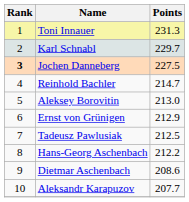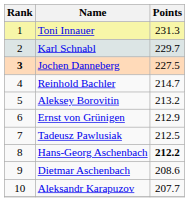(167, 100) 213.0 -> (167, 100) 213.2
(167, 153) normal -> (167, 153) bold
